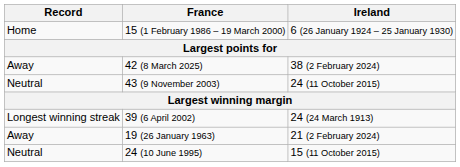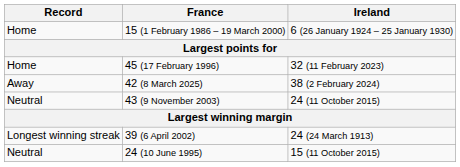+ row: (172, 65)
- row: (170, 135)
